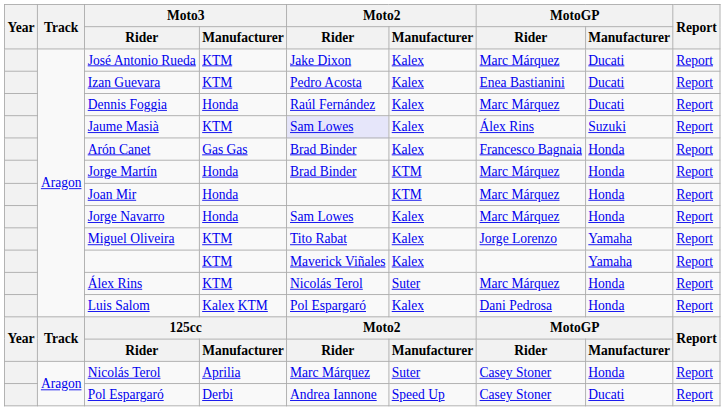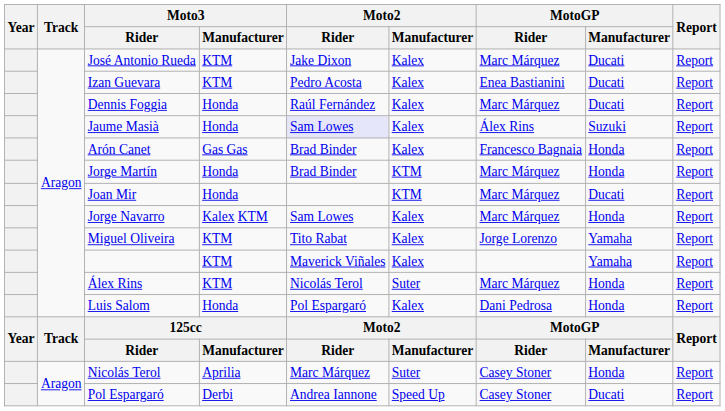(217, 127) KTM -> (220, 127) Honda
(606, 194) Honda -> (606, 194) Ducati
(220, 216) Honda -> (235, 216) Kalex KTM
(235, 305) Kalex KTM -> (220, 305) Honda
